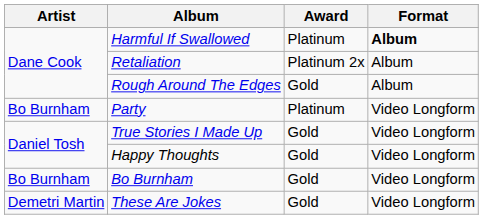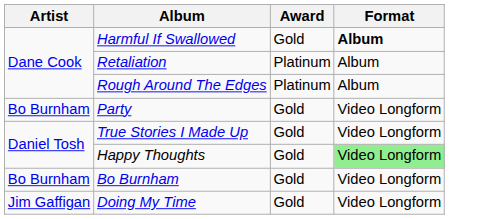(316, 39) Platinum -> (289, 39) Gold
(326, 62) Platinum 2x -> (302, 62) Platinum
(303, 86) Gold -> (302, 86) Platinum
(316, 109) Platinum -> (289, 109) Gold
(423, 156) no background -> (389, 156) lightgreen background
- row: (166, 202)
+ row: (146, 202)
